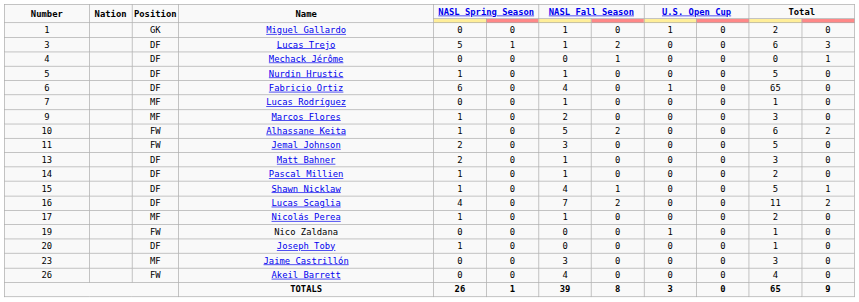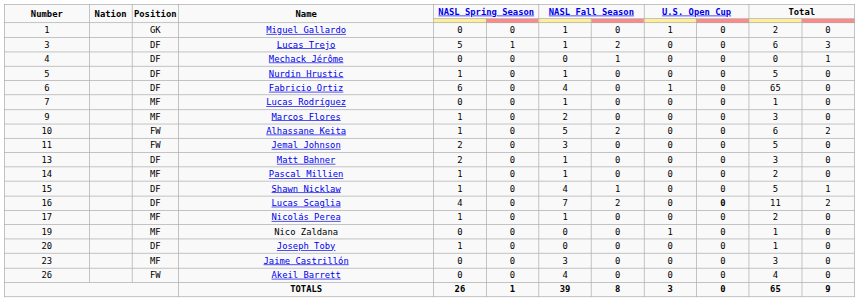(155, 174) DF -> (155, 174) MF
(723, 203) normal -> (723, 203) bold
(155, 232) FW -> (155, 232) MF
